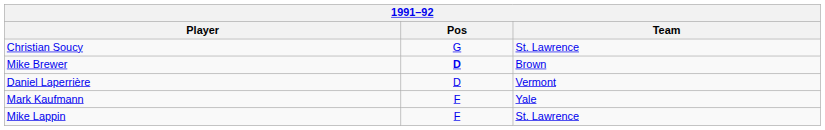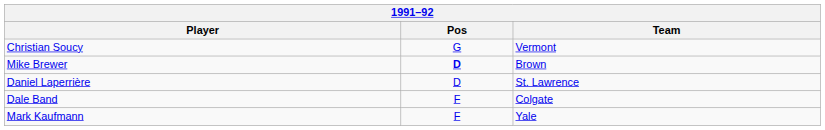(547, 47) St. Lawrence -> (536, 47) Vermont
(536, 82) Vermont -> (547, 82) St. Lawrence
+ row: (32, 99)
- row: (36, 116)
